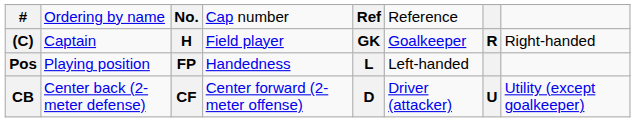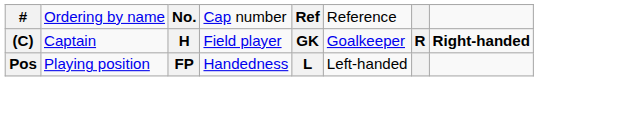(550, 41) normal -> (481, 41) bold
- row: (23, 97)
